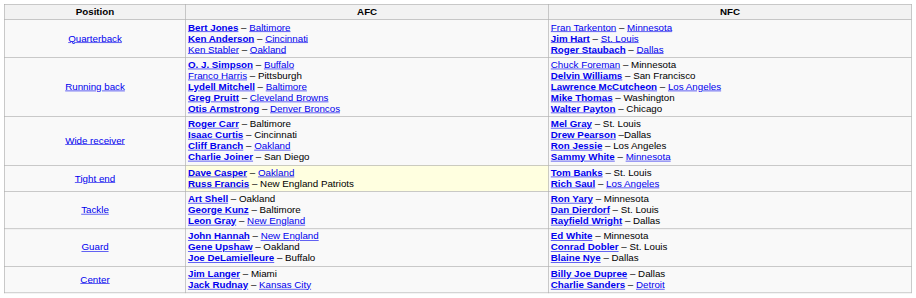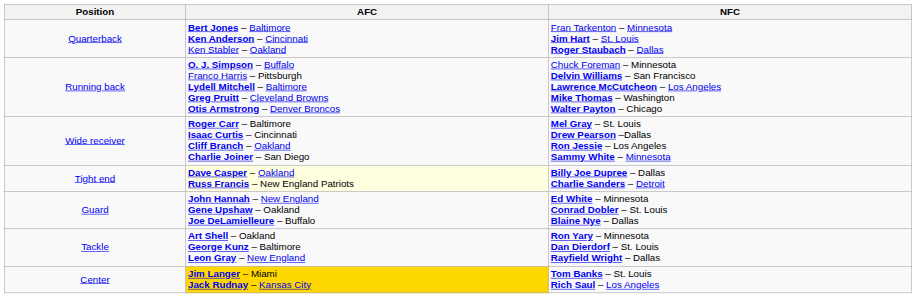(605, 178) Tom Banks – St. Louis Rich Saul – Los Angeles -> (608, 178) Billy Joe Dupree – Dallas Charlie Sanders – Detroit
rows swapped: (95, 210) <-> (95, 247)
(250, 279) no background -> (250, 279) gold background
(608, 279) Billy Joe Dupree – Dallas Charlie Sanders – Detroit -> (605, 279) Tom Banks – St. Louis Rich Saul – Los Angeles
